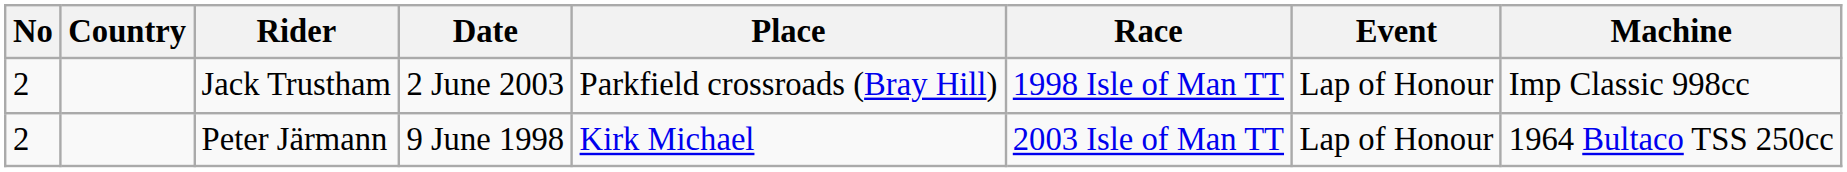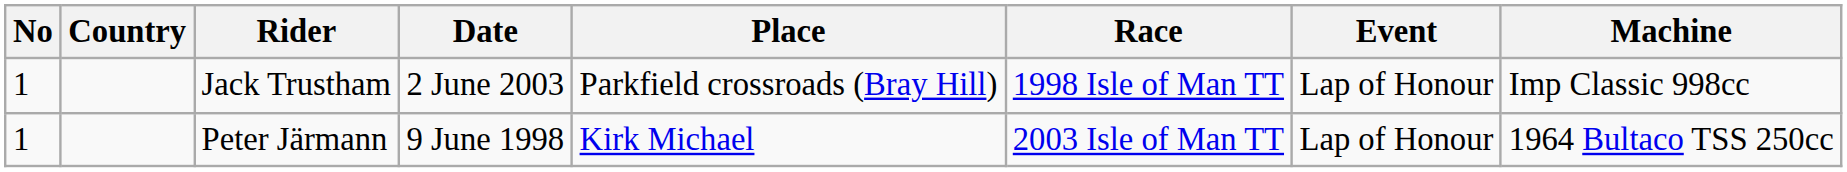(21, 84) 2 -> (21, 84) 1
(21, 138) 2 -> (21, 138) 1
